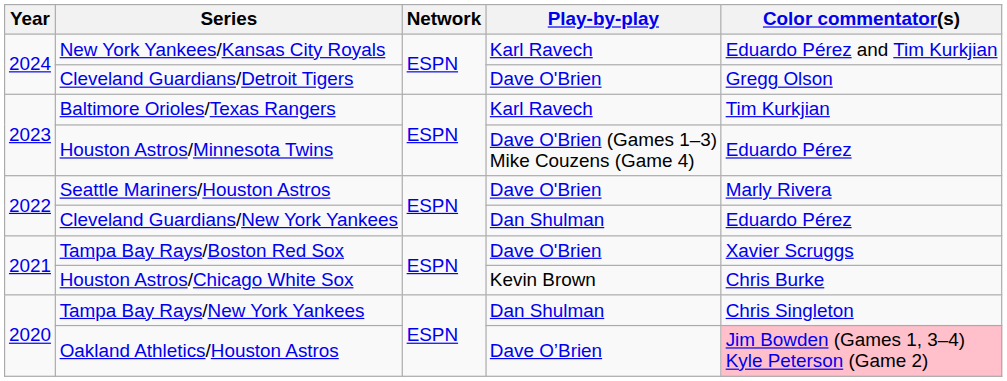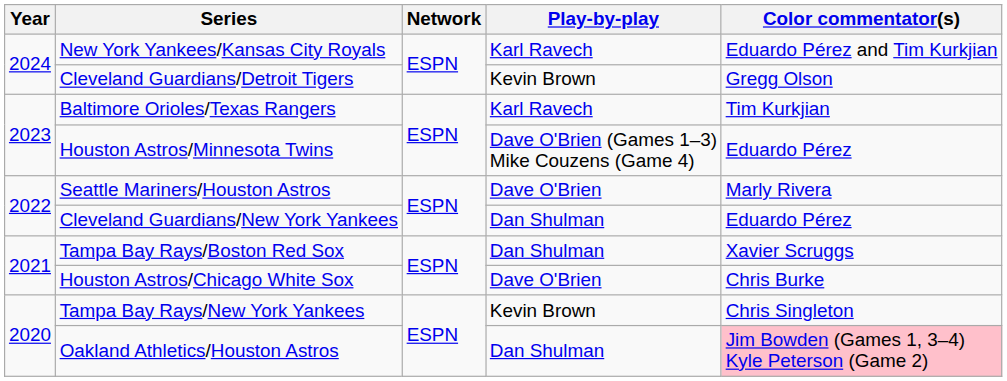(546, 79) Dave O'Brien -> (543, 79) Kevin Brown
(546, 250) Dave O'Brien -> (547, 250) Dan Shulman
(543, 280) Kevin Brown -> (546, 280) Dave O'Brien
(547, 310) Dan Shulman -> (543, 310) Kevin Brown
(546, 350) Dave O’Brien -> (547, 350) Dan Shulman
